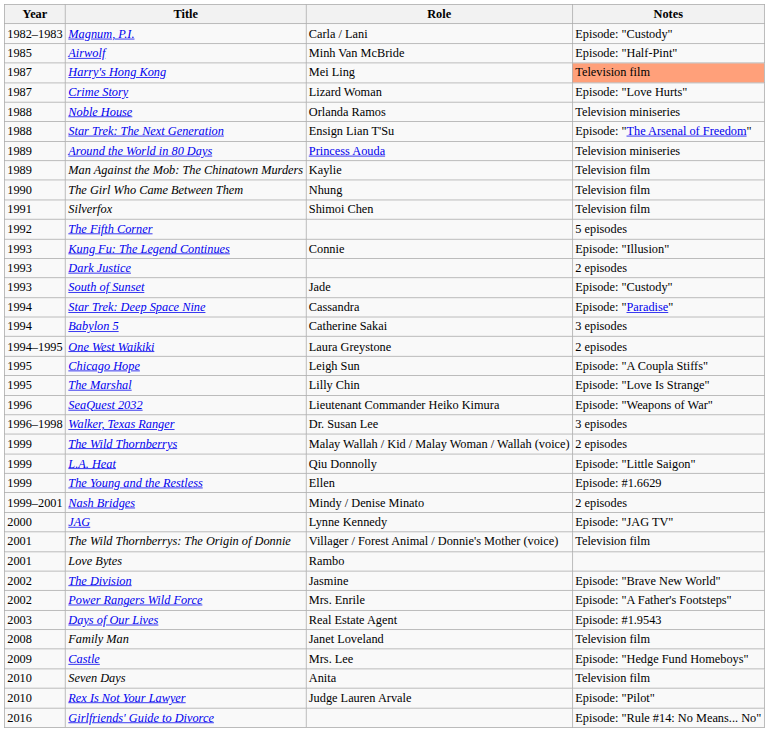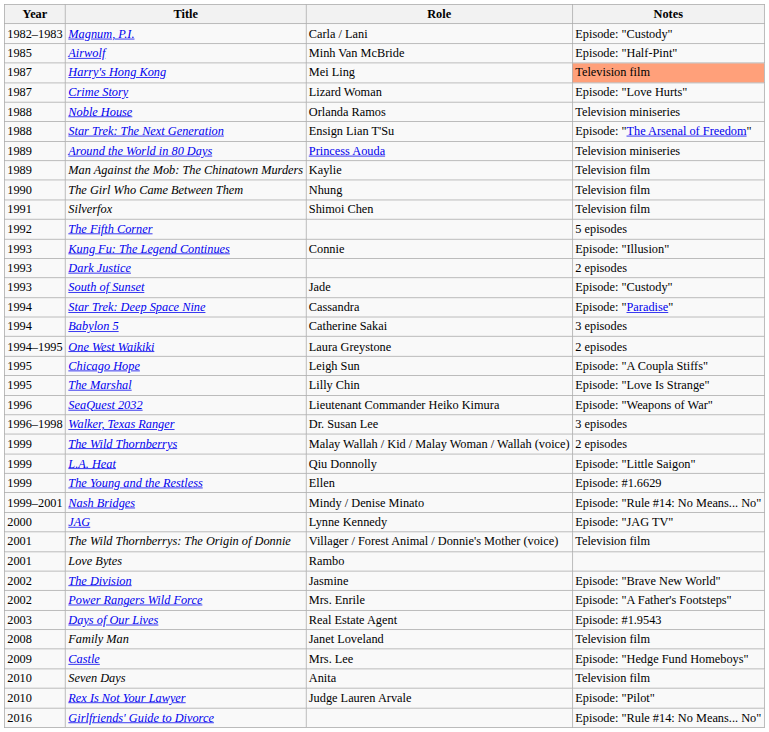(601, 502) 2 episodes -> (668, 502) Episode: "Rule #14: No Means... No"
